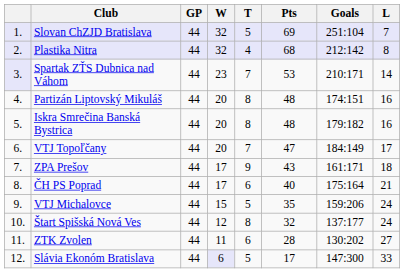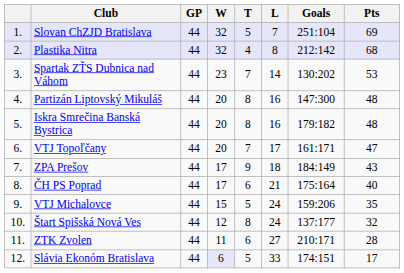columns swapped: (386, 13) <-> (289, 13)
(18, 74) lavender background -> (18, 74) no background
(345, 74) 210:171 -> (316, 74) 130:202
(345, 99) 174:151 -> (316, 99) 147:300
(345, 149) 184:149 -> (316, 149) 161:171
(345, 167) 161:171 -> (316, 167) 184:149
(345, 240) 130:202 -> (316, 240) 210:171
(345, 258) 147:300 -> (316, 258) 174:151
